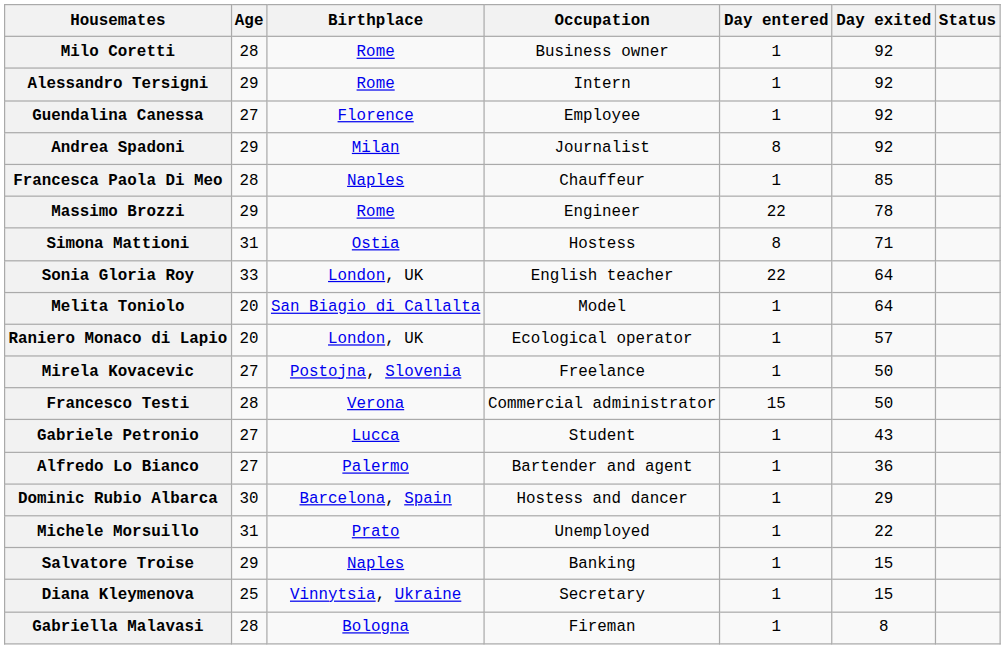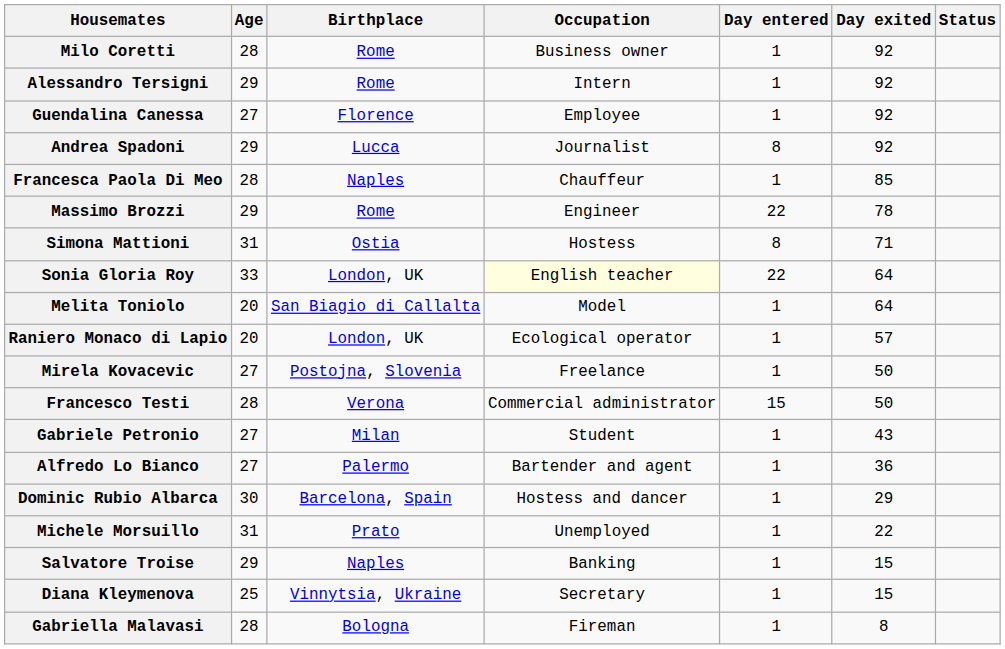(376, 148) Milan -> (376, 148) Lucca
(602, 276) no background -> (602, 276) lightyellow background
(376, 435) Lucca -> (376, 435) Milan
